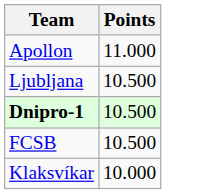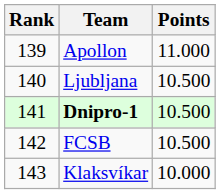+ column: (32, 19)
